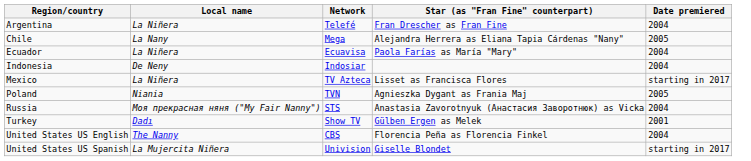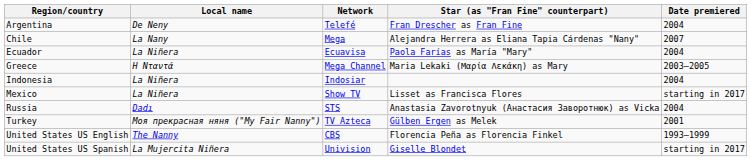(155, 25) La Niñera -> (150, 25) De Neny
(658, 39) 2005 -> (674, 39) 2007
+ row: (22, 66)
(150, 66) De Neny -> (155, 80) La Niñera
(348, 80) TV Azteca -> (343, 94) Show TV
- row: (22, 94)
(227, 108) Моя прекрасная няня ("My Fair Nanny") -> (143, 108) Dadı
(143, 121) Dadı -> (227, 121) Моя прекрасная няня ("My Fair Nanny")
(343, 121) Show TV -> (348, 121) TV Azteca
(658, 135) 2004 -> (686, 135) 1993–1999
